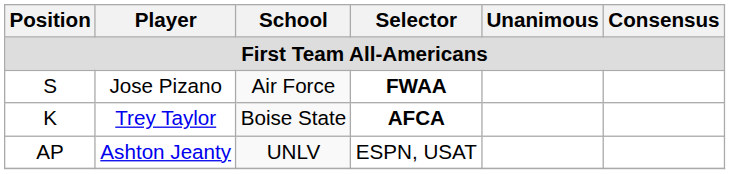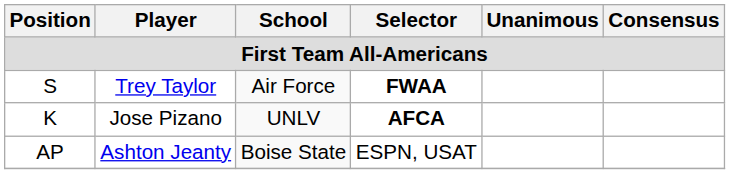(166, 86) Jose Pizano -> (166, 86) Trey Taylor
(166, 119) Trey Taylor -> (166, 119) Jose Pizano
(293, 119) Boise State -> (293, 119) UNLV
(293, 151) UNLV -> (293, 151) Boise State
